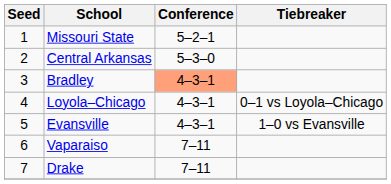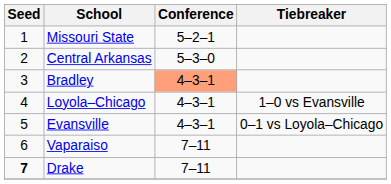(312, 102) 0–1 vs Loyola–Chicago -> (312, 102) 1–0 vs Evansville
(312, 124) 1–0 vs Evansville -> (312, 124) 0–1 vs Loyola–Chicago
(24, 168) normal -> (24, 168) bold
